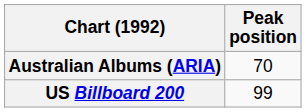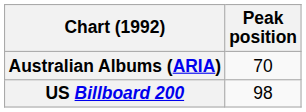(263, 93) 99 -> (263, 93) 98
